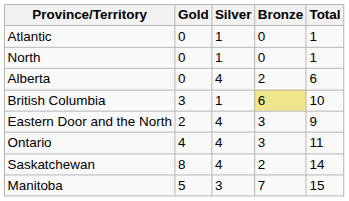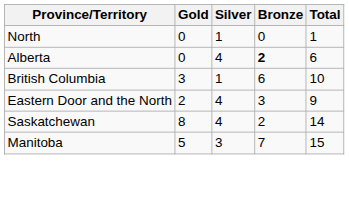- row: (30, 36)
(261, 79) normal -> (261, 57) bold
(261, 100) khaki background -> (261, 79) no background
- row: (30, 143)
